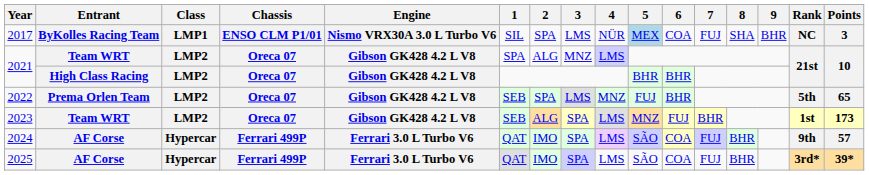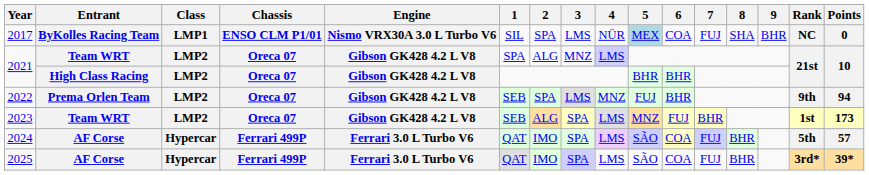(844, 35) 3 -> (844, 35) 0
(807, 96) 5th -> (807, 96) 9th
(844, 96) 65 -> (844, 96) 94
(807, 138) 9th -> (807, 138) 5th
